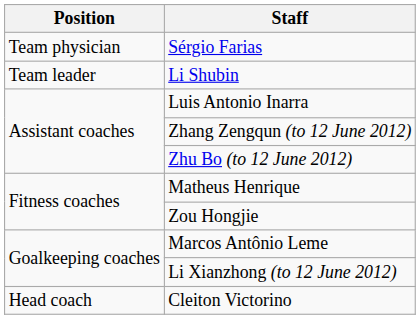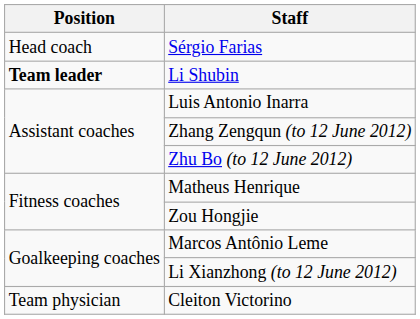(64, 46) Team physician -> (50, 46) Head coach
(52, 74) normal -> (55, 74) bold
(50, 300) Head coach -> (64, 300) Team physician
